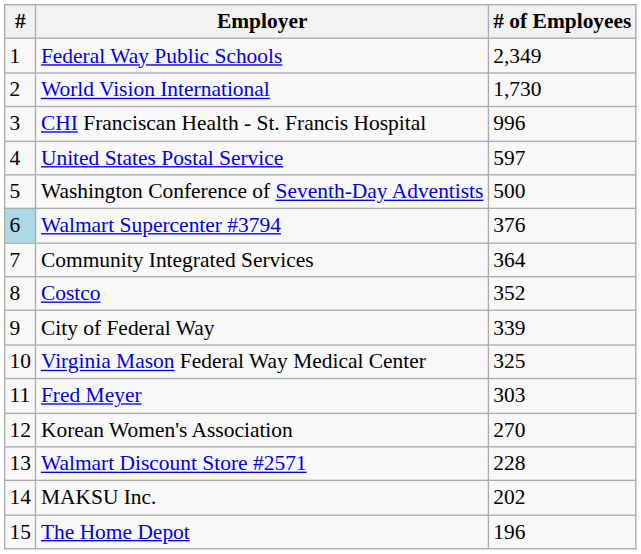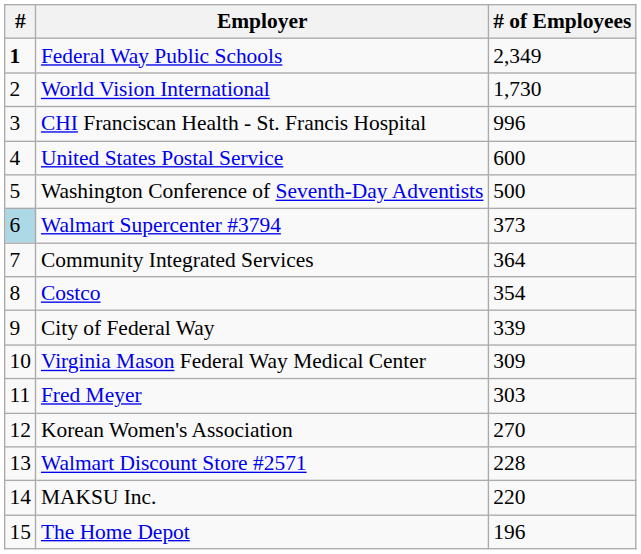(15, 55) normal -> (15, 55) bold
(509, 157) 597 -> (509, 157) 600
(509, 225) 376 -> (509, 225) 373
(509, 293) 352 -> (509, 293) 354
(509, 361) 325 -> (509, 361) 309
(509, 497) 202 -> (509, 497) 220
